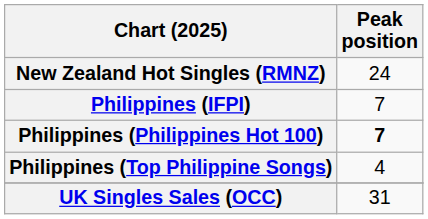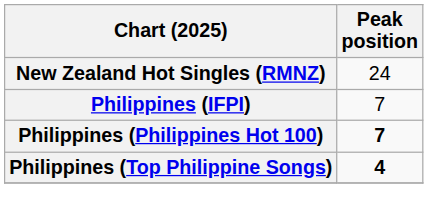(380, 167) normal -> (380, 167) bold
- row: (171, 198)
